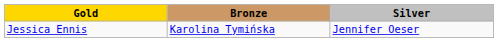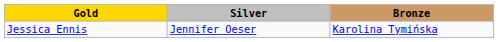columns swapped: (412, 13) <-> (249, 13)
